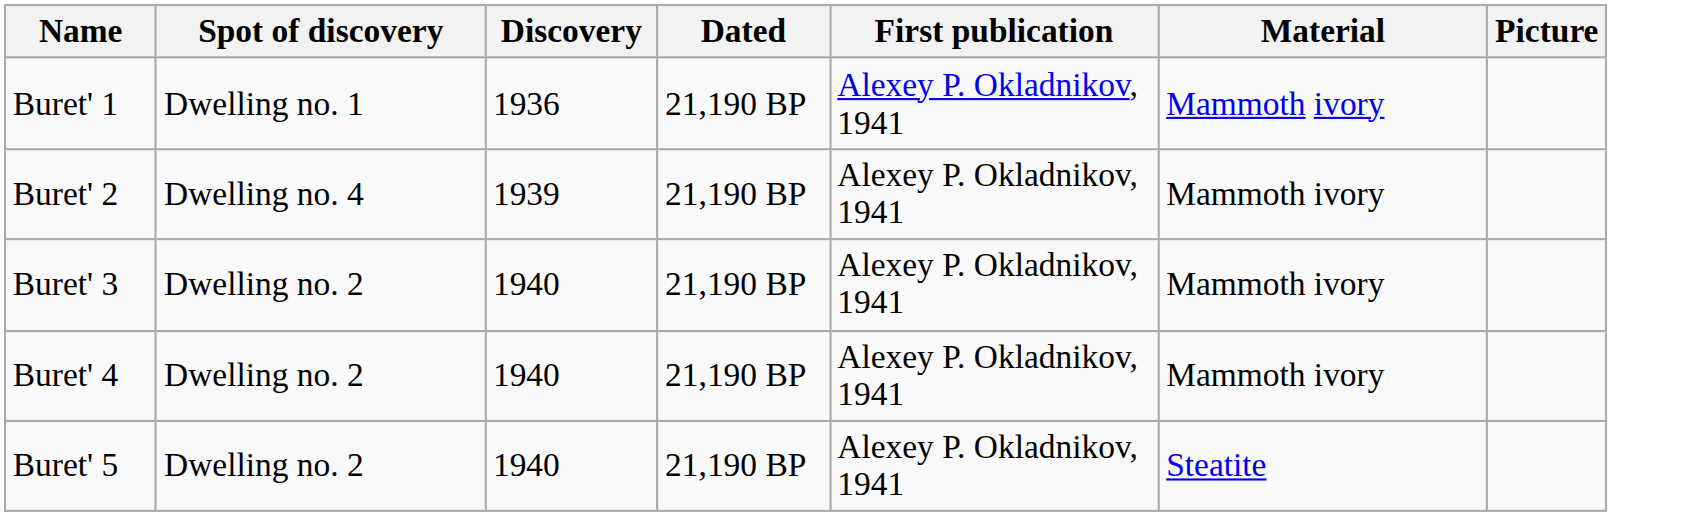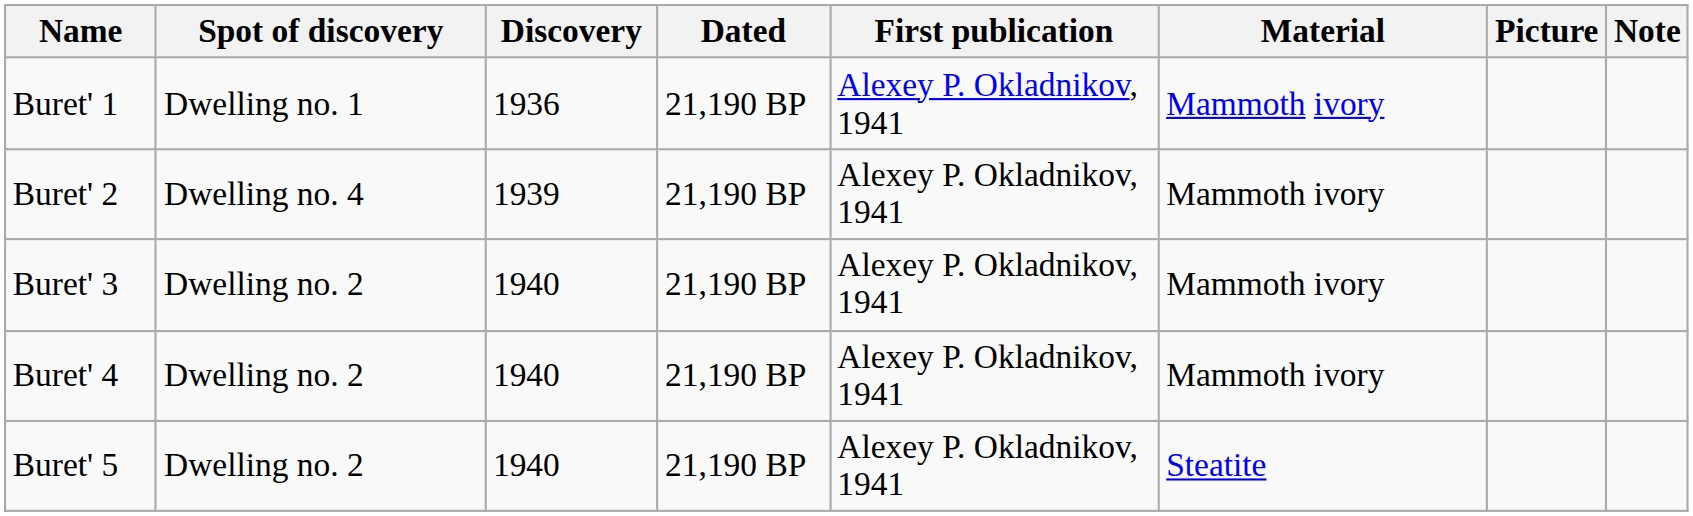+ column: (1647, 31)
